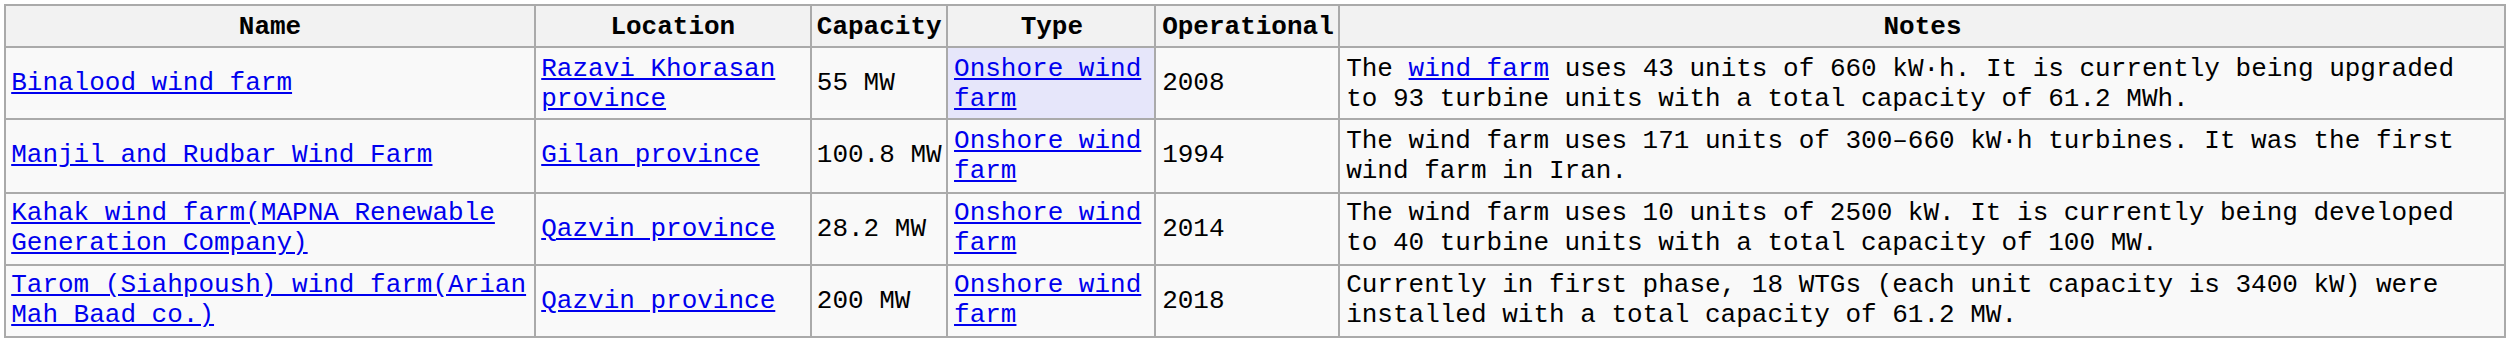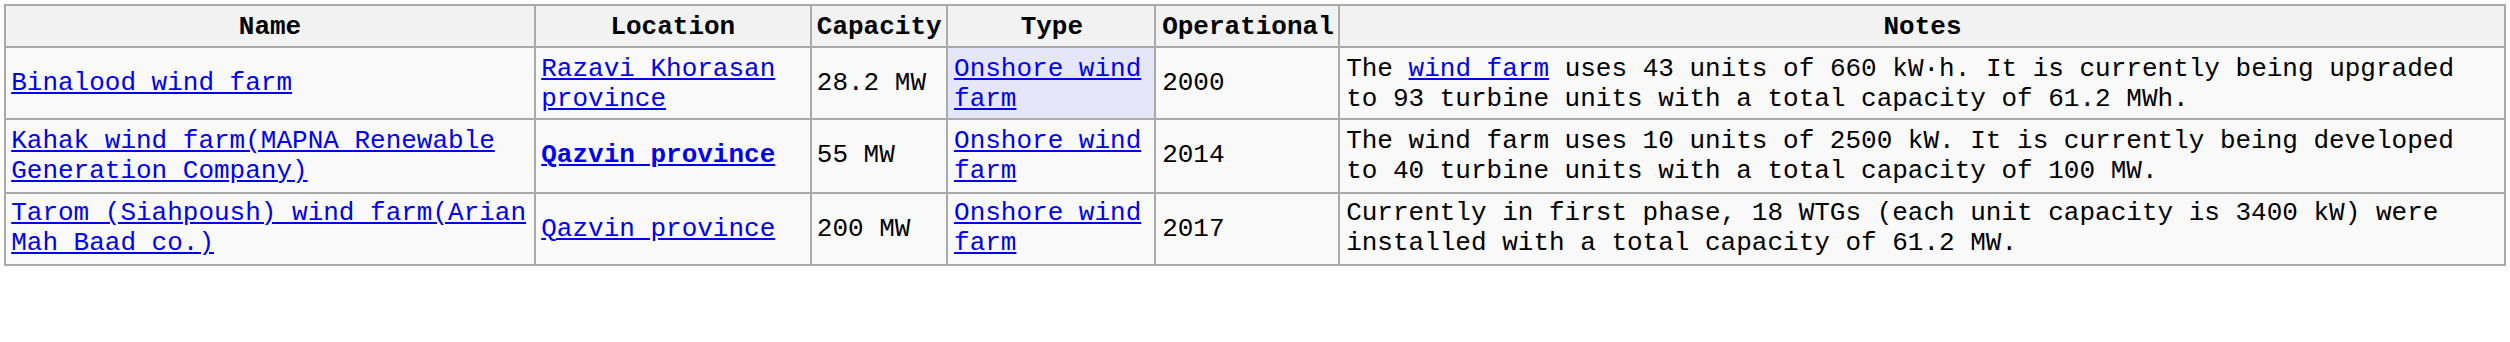(856, 84) 55 MW -> (871, 84) 28.2 MW
(1193, 84) 2008 -> (1193, 84) 2000
- row: (222, 156)
(658, 228) normal -> (658, 156) bold
(871, 228) 28.2 MW -> (856, 156) 55 MW
(1193, 301) 2018 -> (1193, 228) 2017
